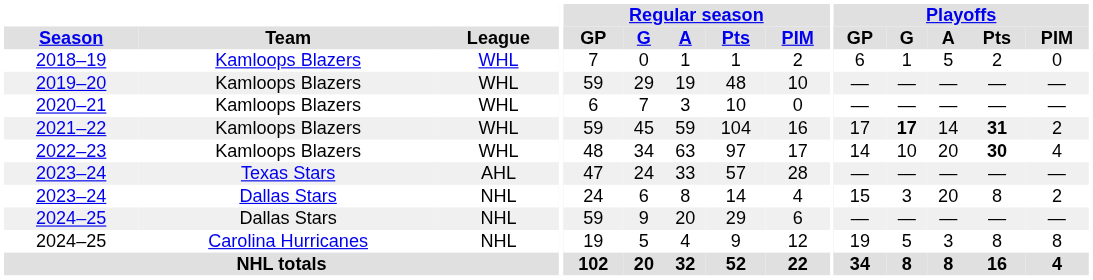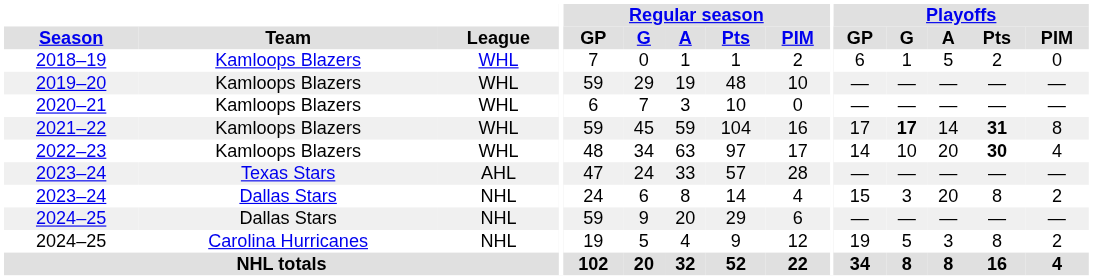(1057, 128) 2 -> (1057, 128) 8
(1057, 241) 8 -> (1057, 241) 2
